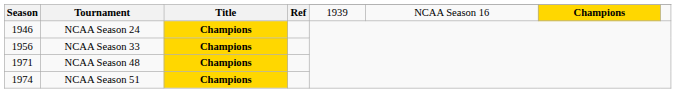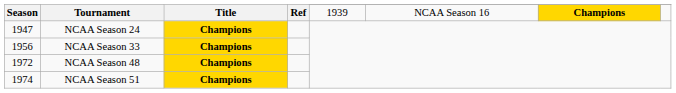(22, 29) 1946 -> (22, 29) 1947
(22, 63) 1971 -> (22, 63) 1972
